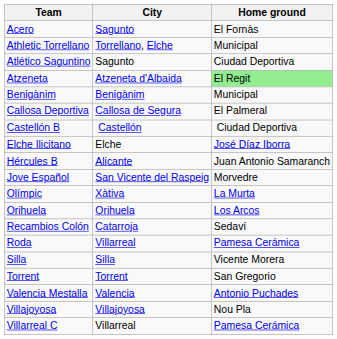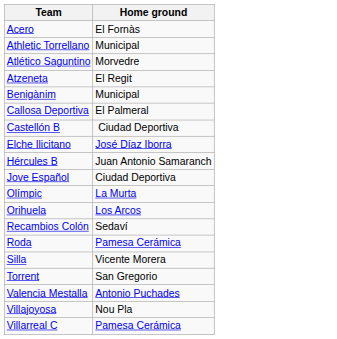- column: (152, 12)
(254, 62) Ciudad Deportiva -> (117, 62) Morvedre
(232, 78) lightgreen background -> (114, 78) no background
(236, 177) Morvedre -> (136, 177) Ciudad Deportiva
